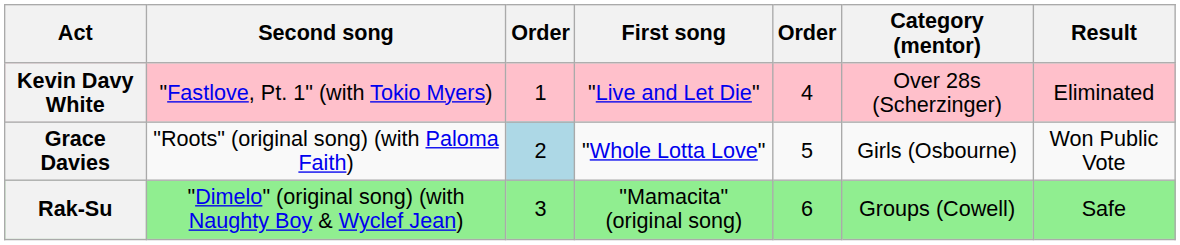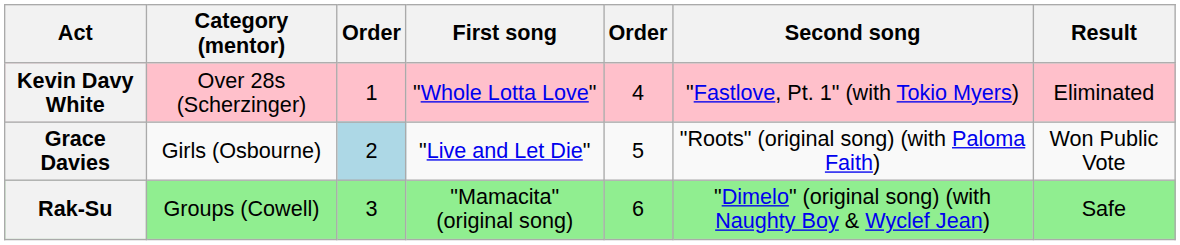columns swapped: (937, 33) <-> (326, 33)
(674, 92) "Live and Let Die" -> (505, 92) "Whole Lotta Love"
(674, 150) "Whole Lotta Love" -> (505, 150) "Live and Let Die"
